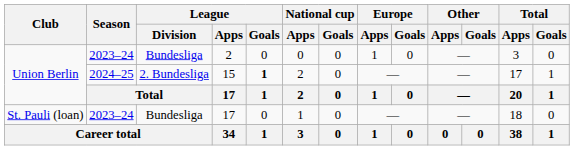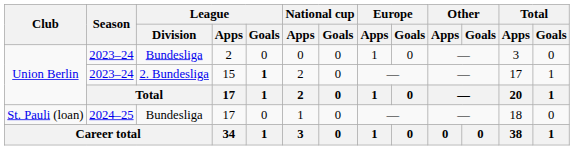(111, 74) 2024–25 -> (111, 74) 2023–24
(111, 114) 2023–24 -> (111, 114) 2024–25
